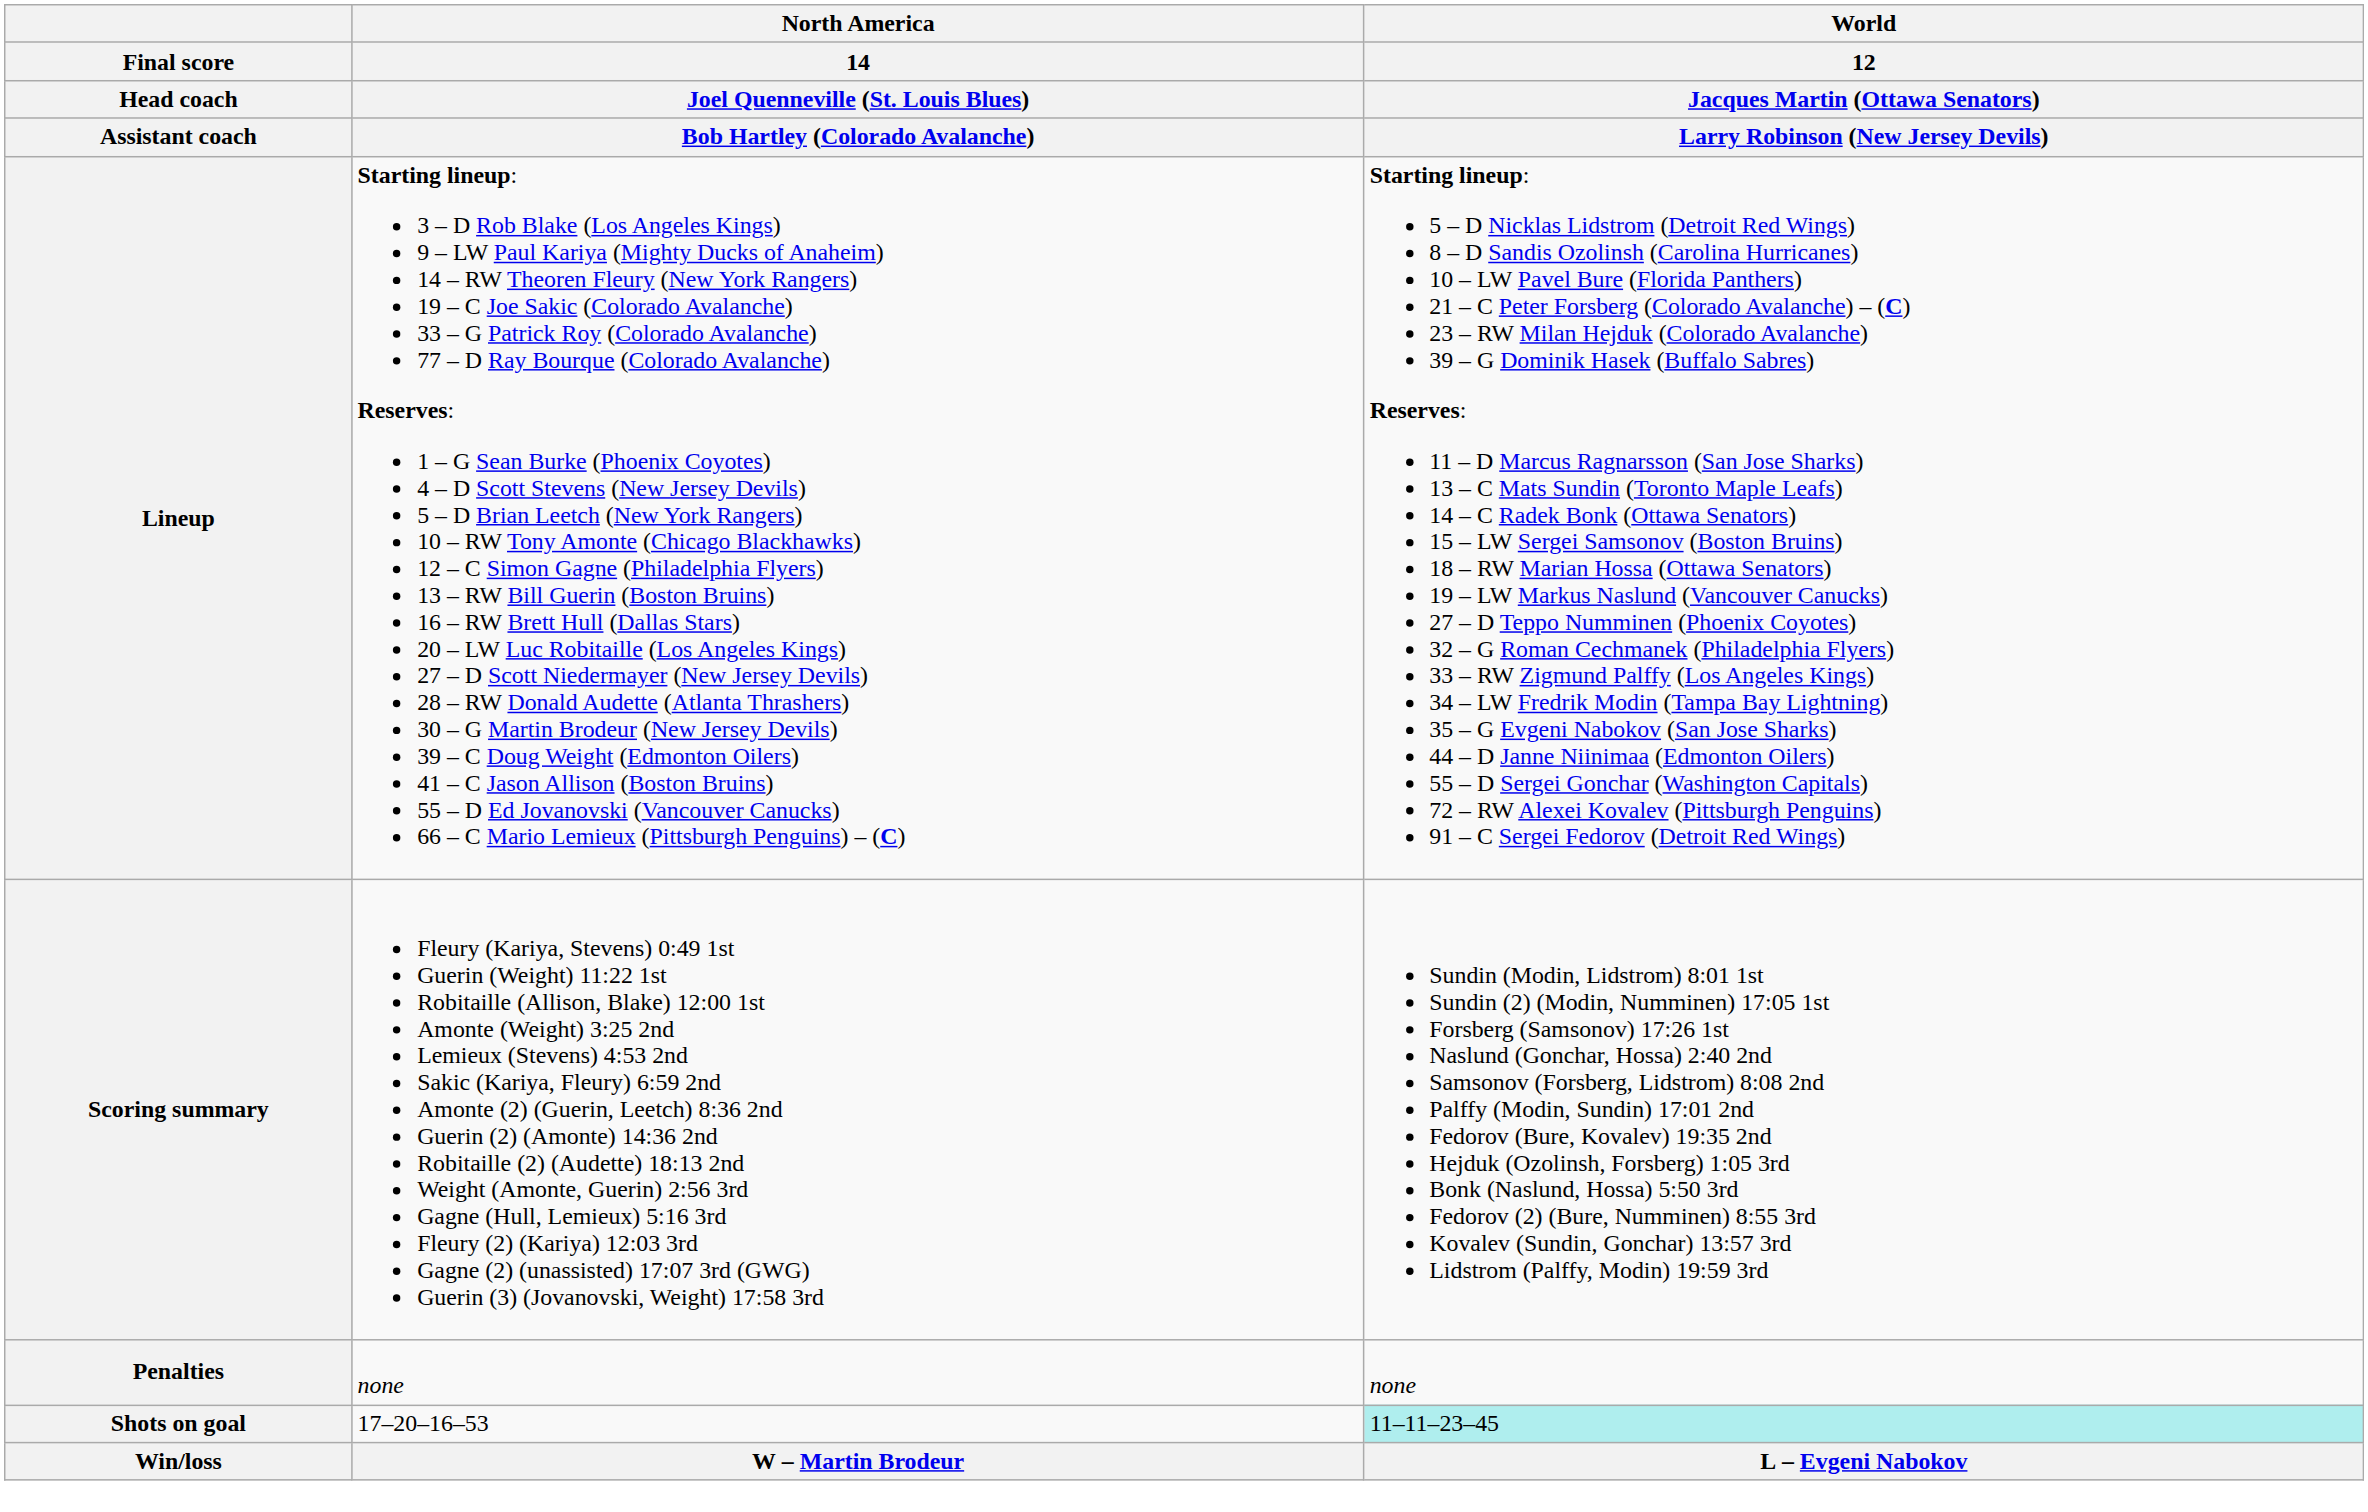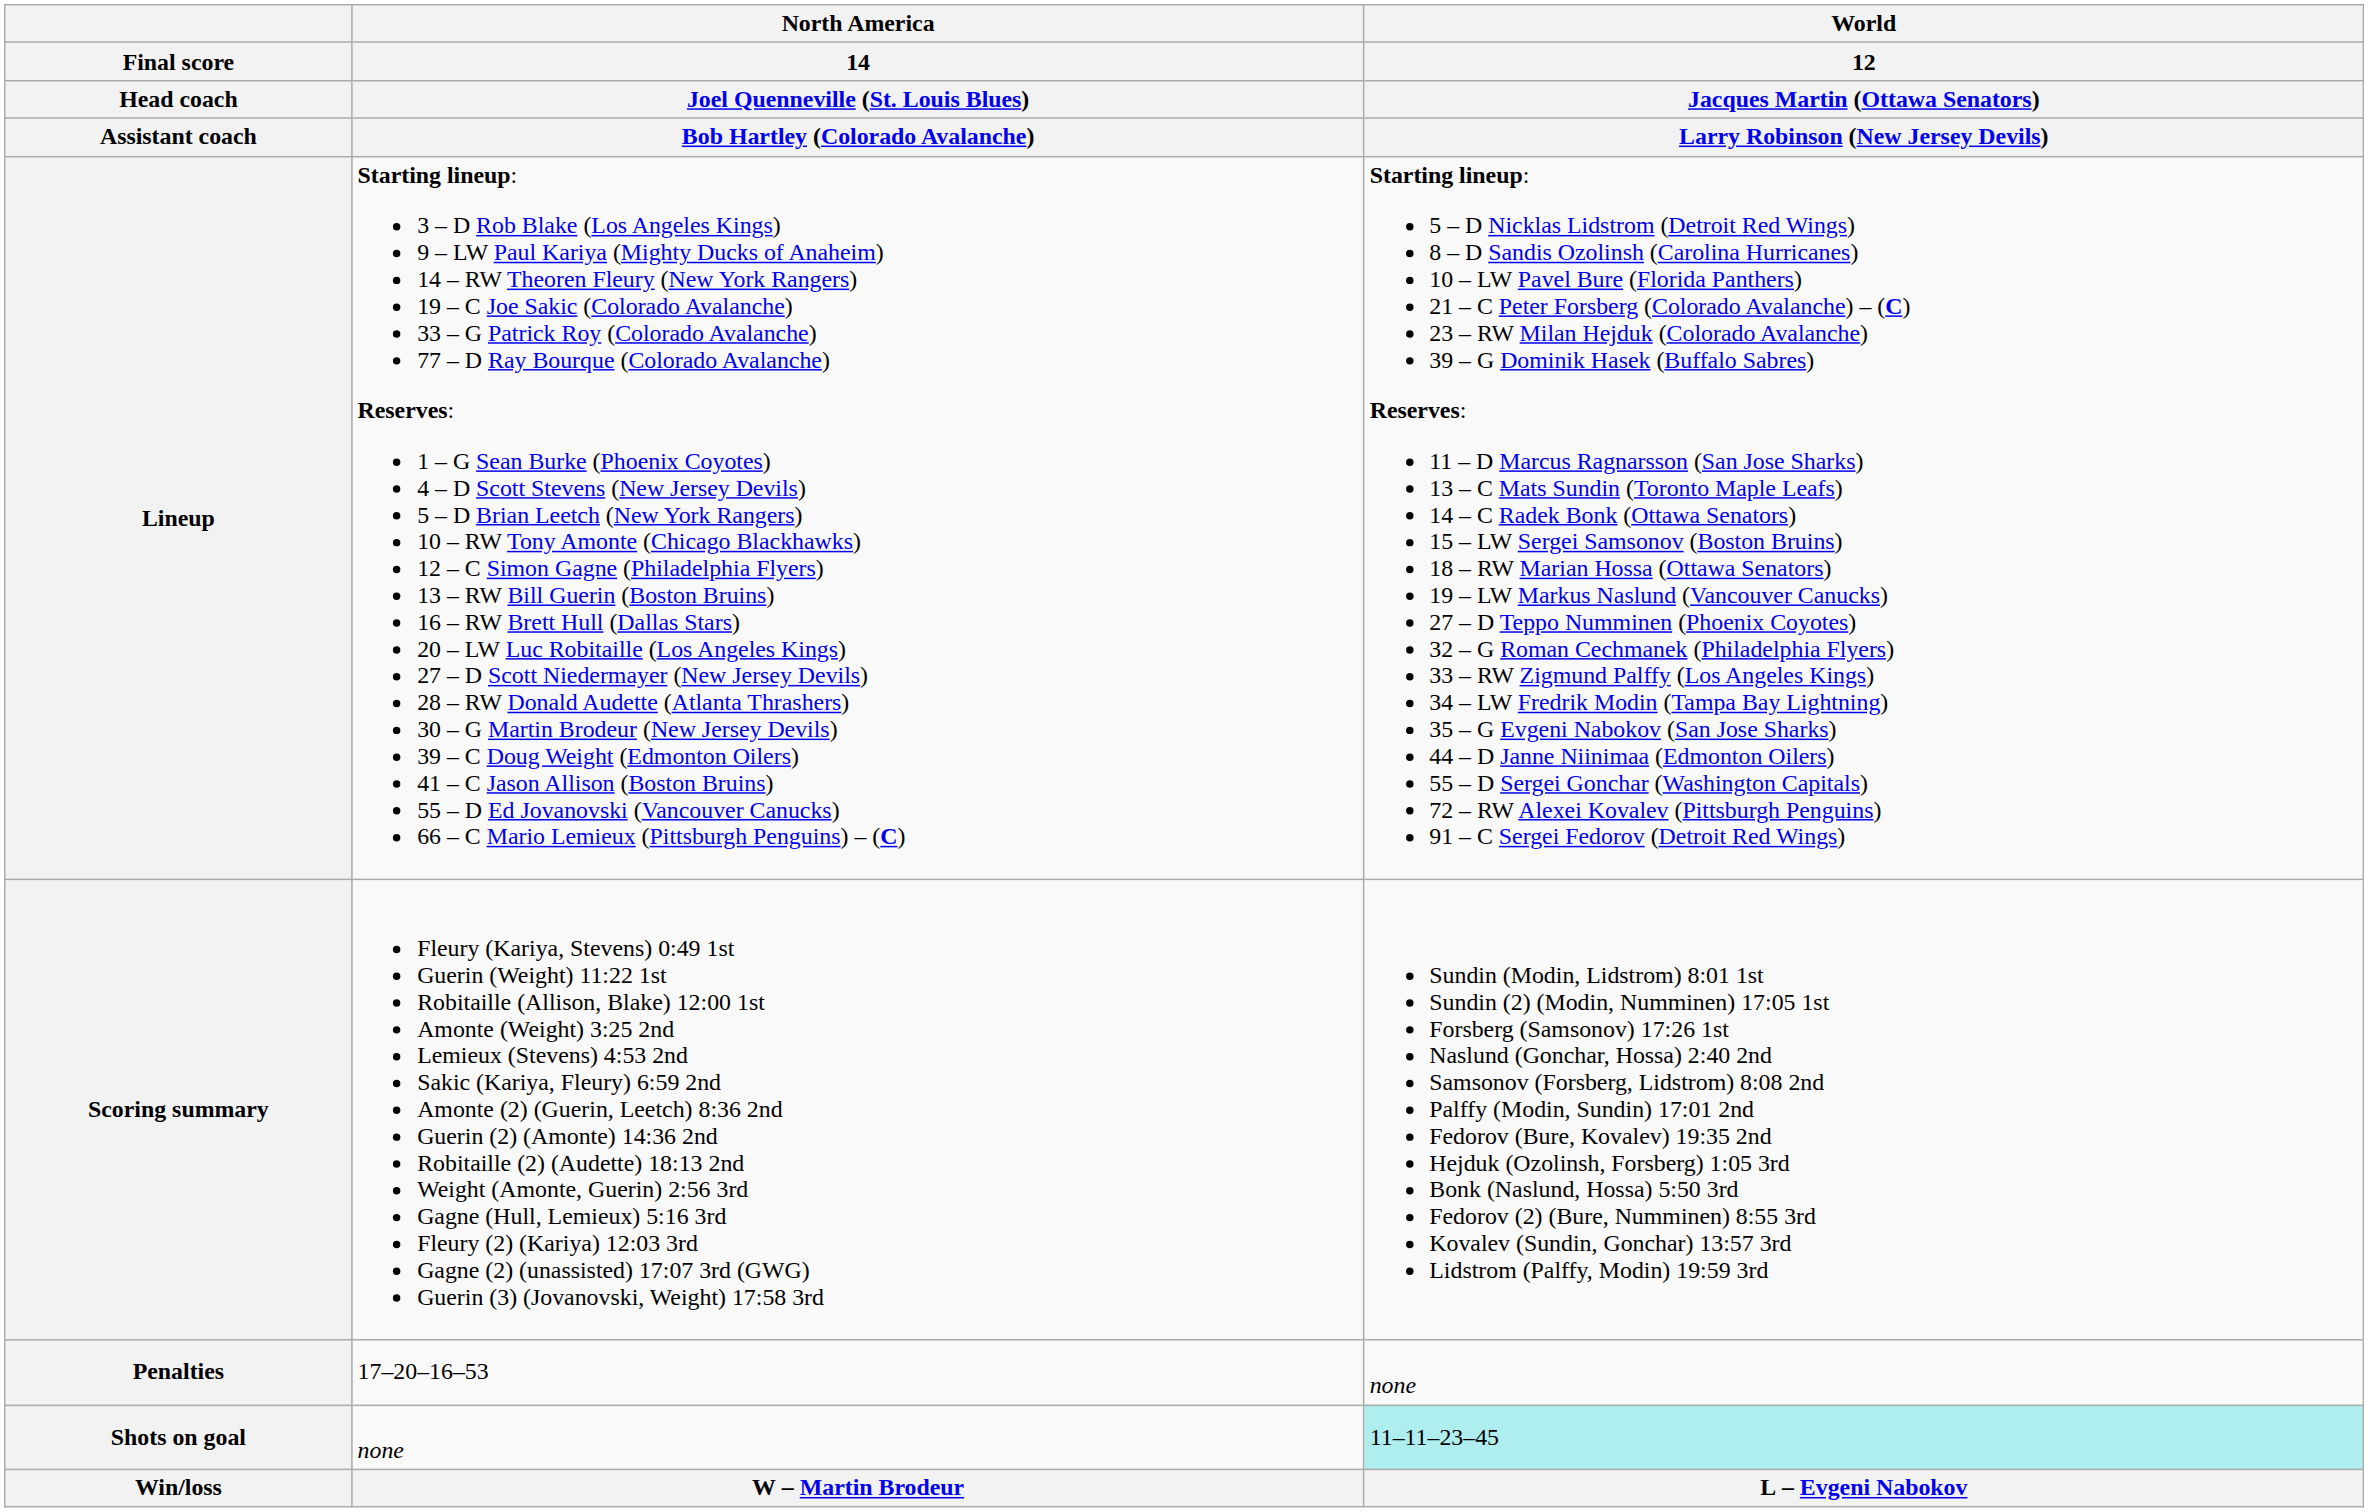(381, 1385) none -> (423, 1372) 17–20–16–53
(423, 1423) 17–20–16–53 -> (381, 1450) none
